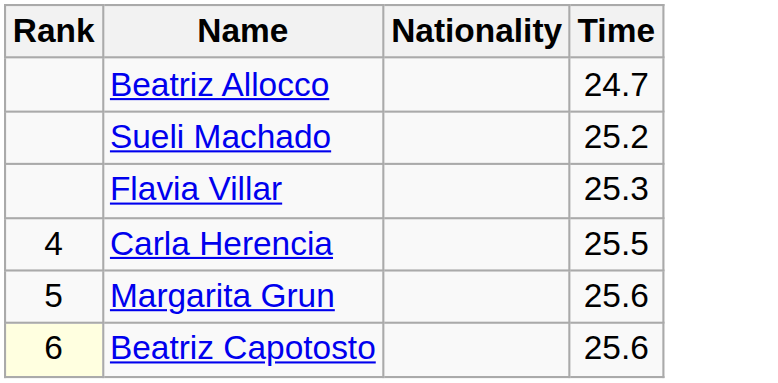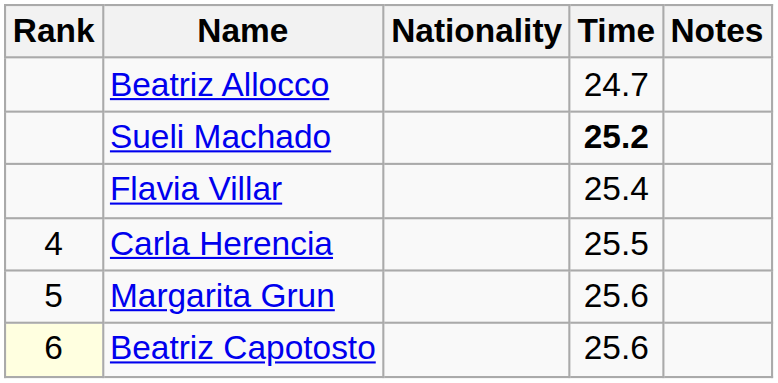+ column: (717, 31)
(616, 137) normal -> (616, 137) bold
(616, 190) 25.3 -> (616, 190) 25.4
